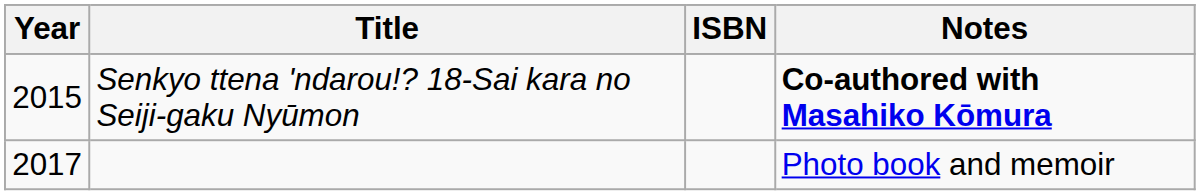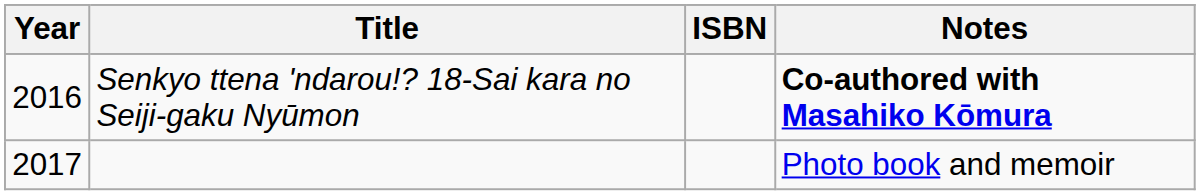(47, 96) 2015 -> (47, 96) 2016
